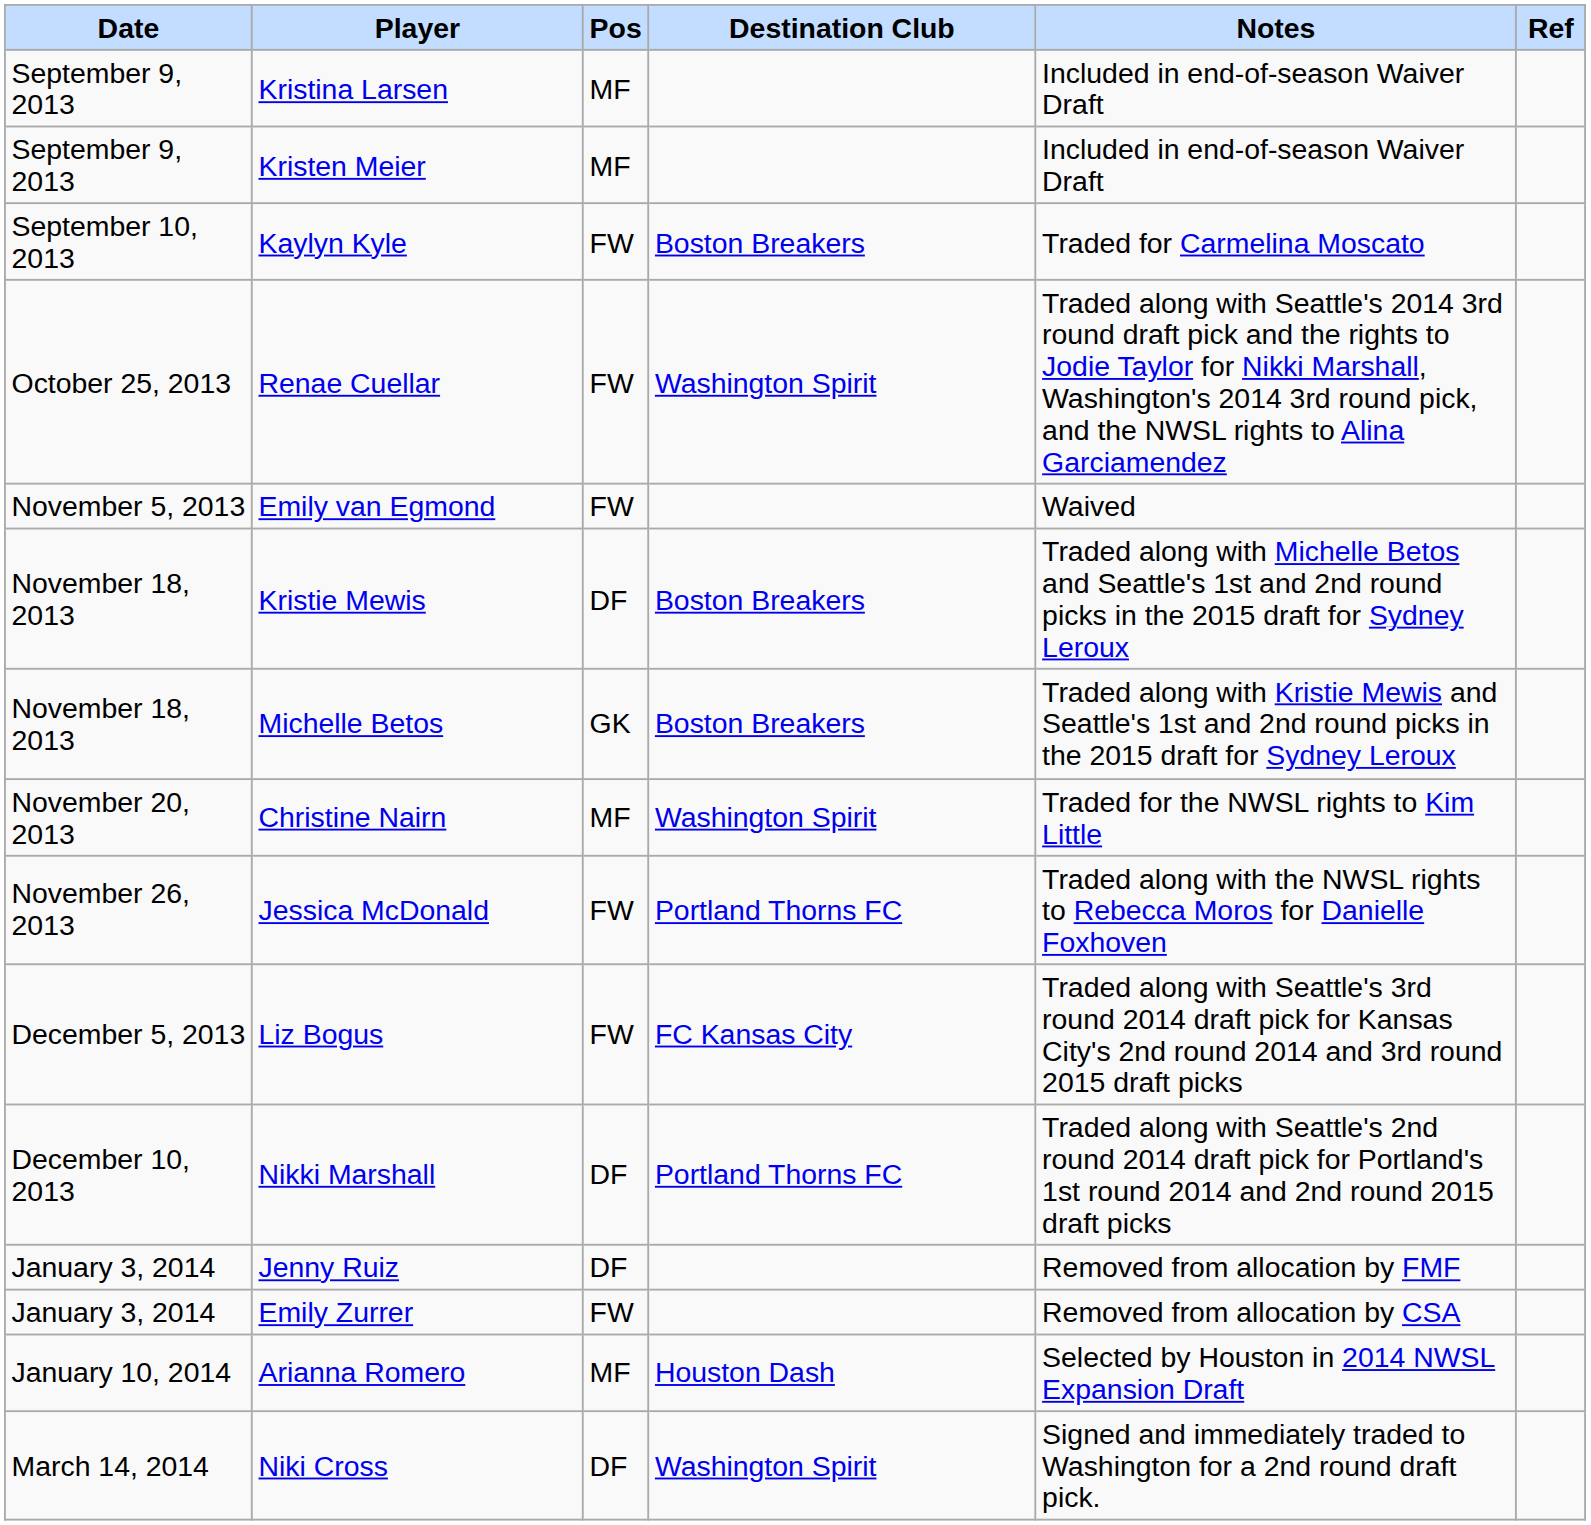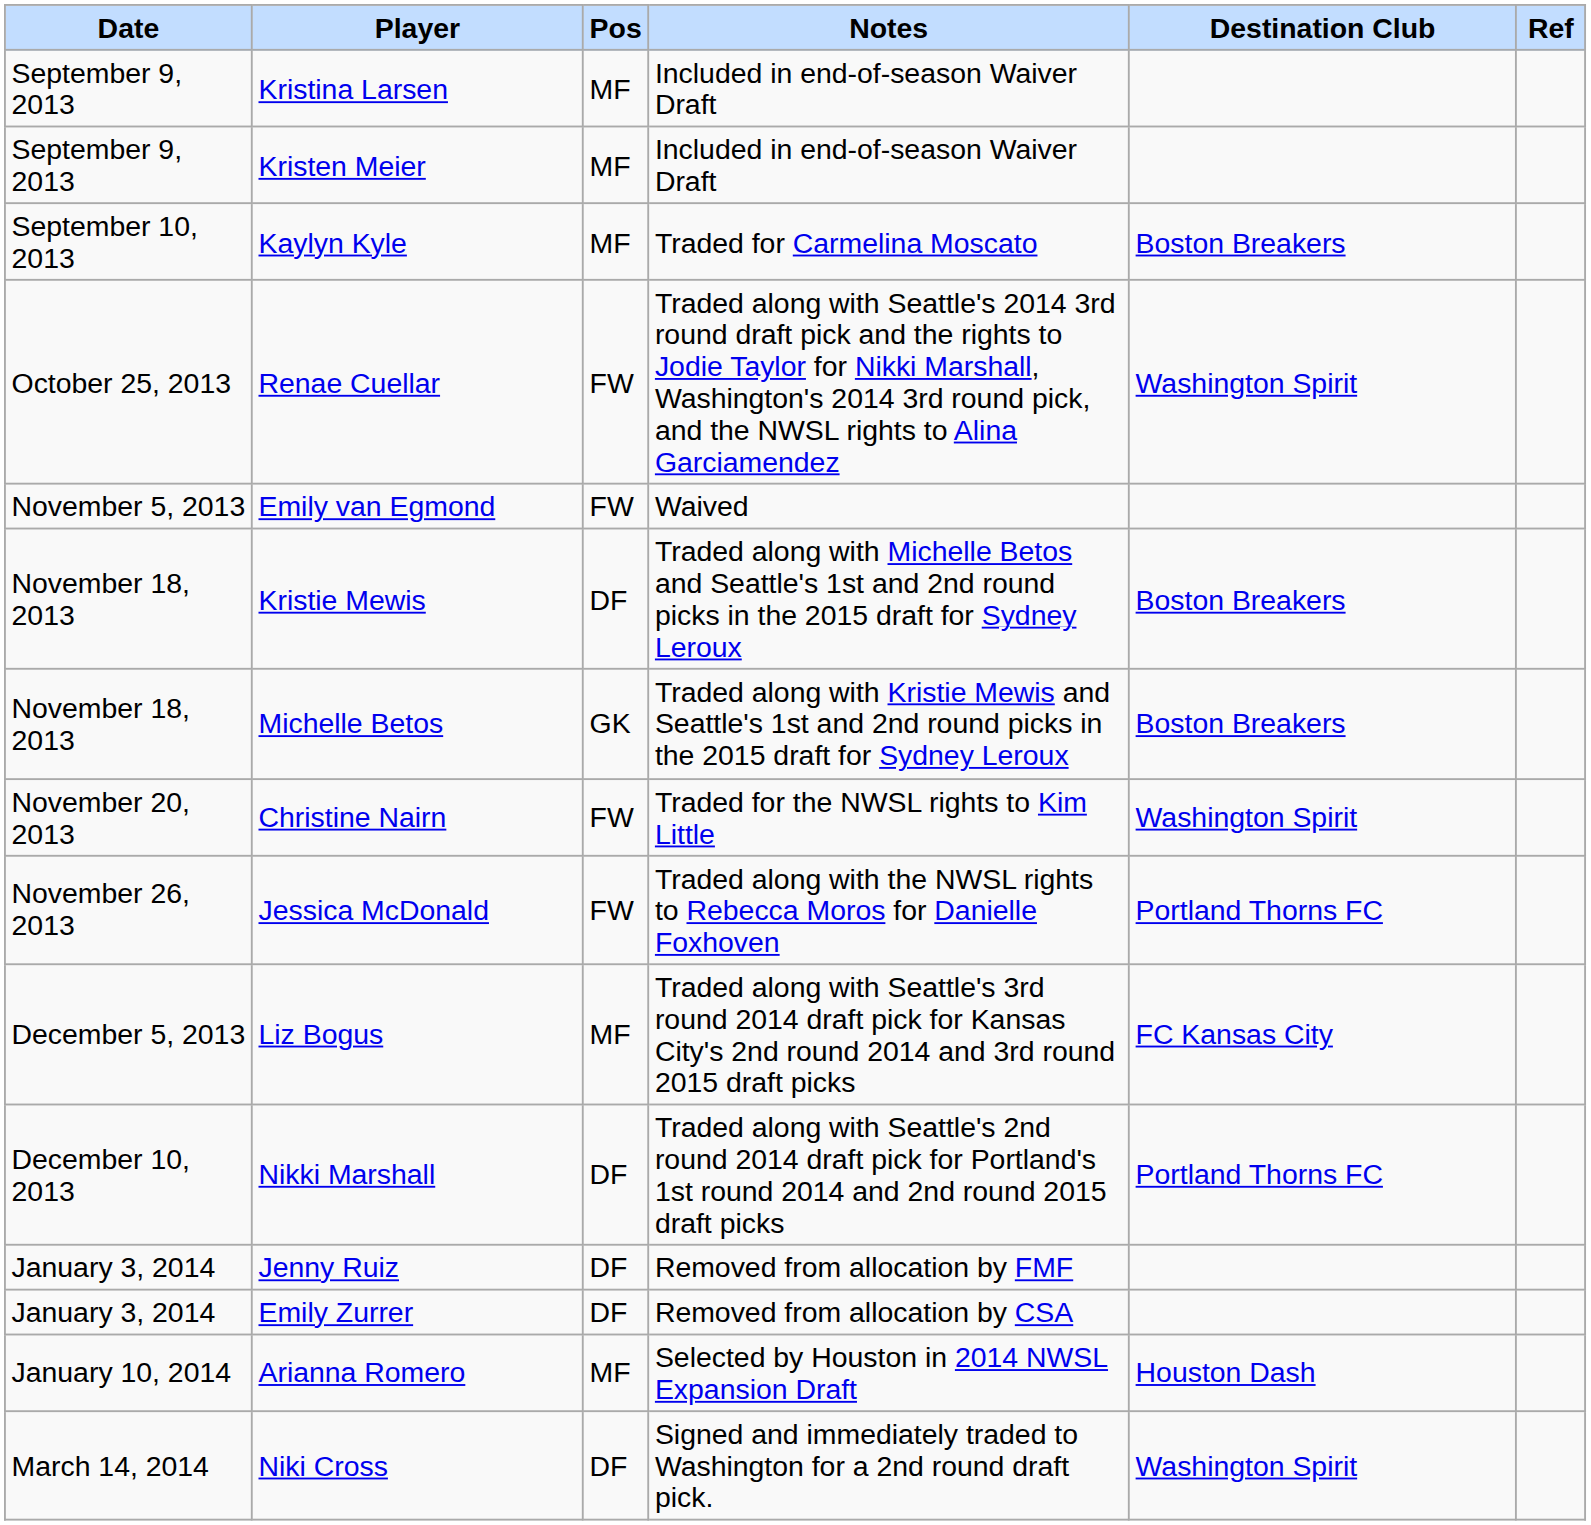columns swapped: (842, 28) <-> (1276, 28)
(612, 242) FW -> (610, 242) MF
(610, 817) MF -> (612, 817) FW
(612, 1034) FW -> (610, 1034) MF
(612, 1312) FW -> (609, 1312) DF
